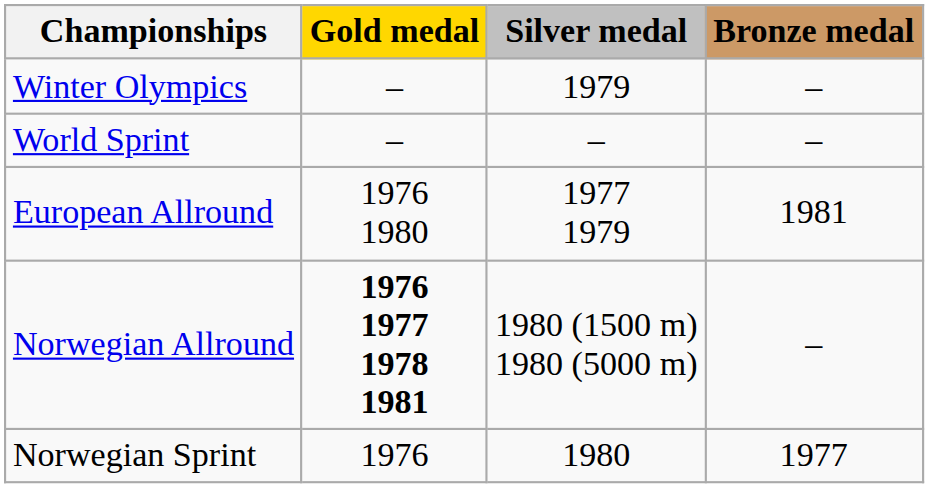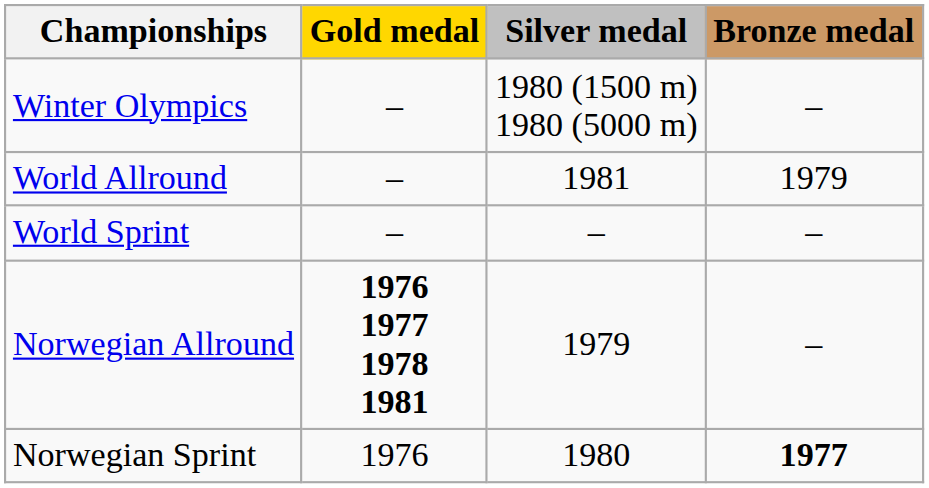(596, 85) 1979 -> (596, 104) 1980 (1500 m) 1980 (5000 m)
+ row: (120, 177)
- row: (143, 212)
(596, 343) 1980 (1500 m) 1980 (5000 m) -> (596, 343) 1979
(814, 455) normal -> (814, 455) bold
